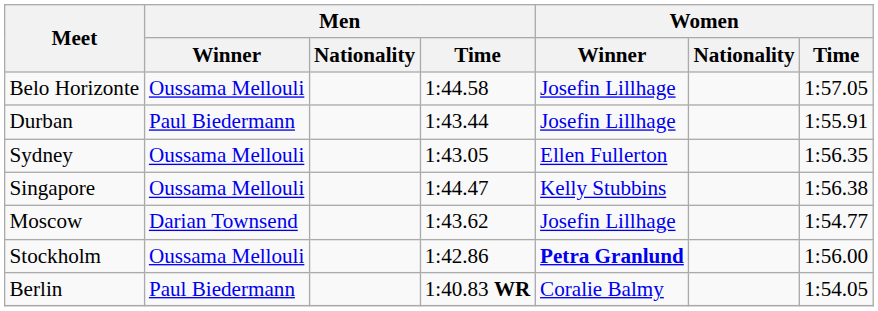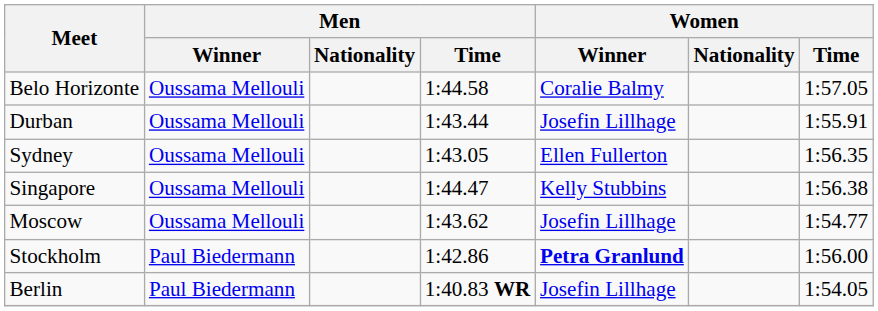(608, 88) Josefin Lillhage -> (602, 88) Coralie Balmy
(222, 121) Paul Biedermann -> (227, 121) Oussama Mellouli
(223, 222) Darian Townsend -> (227, 222) Oussama Mellouli
(227, 255) Oussama Mellouli -> (222, 255) Paul Biedermann
(602, 289) Coralie Balmy -> (608, 289) Josefin Lillhage
